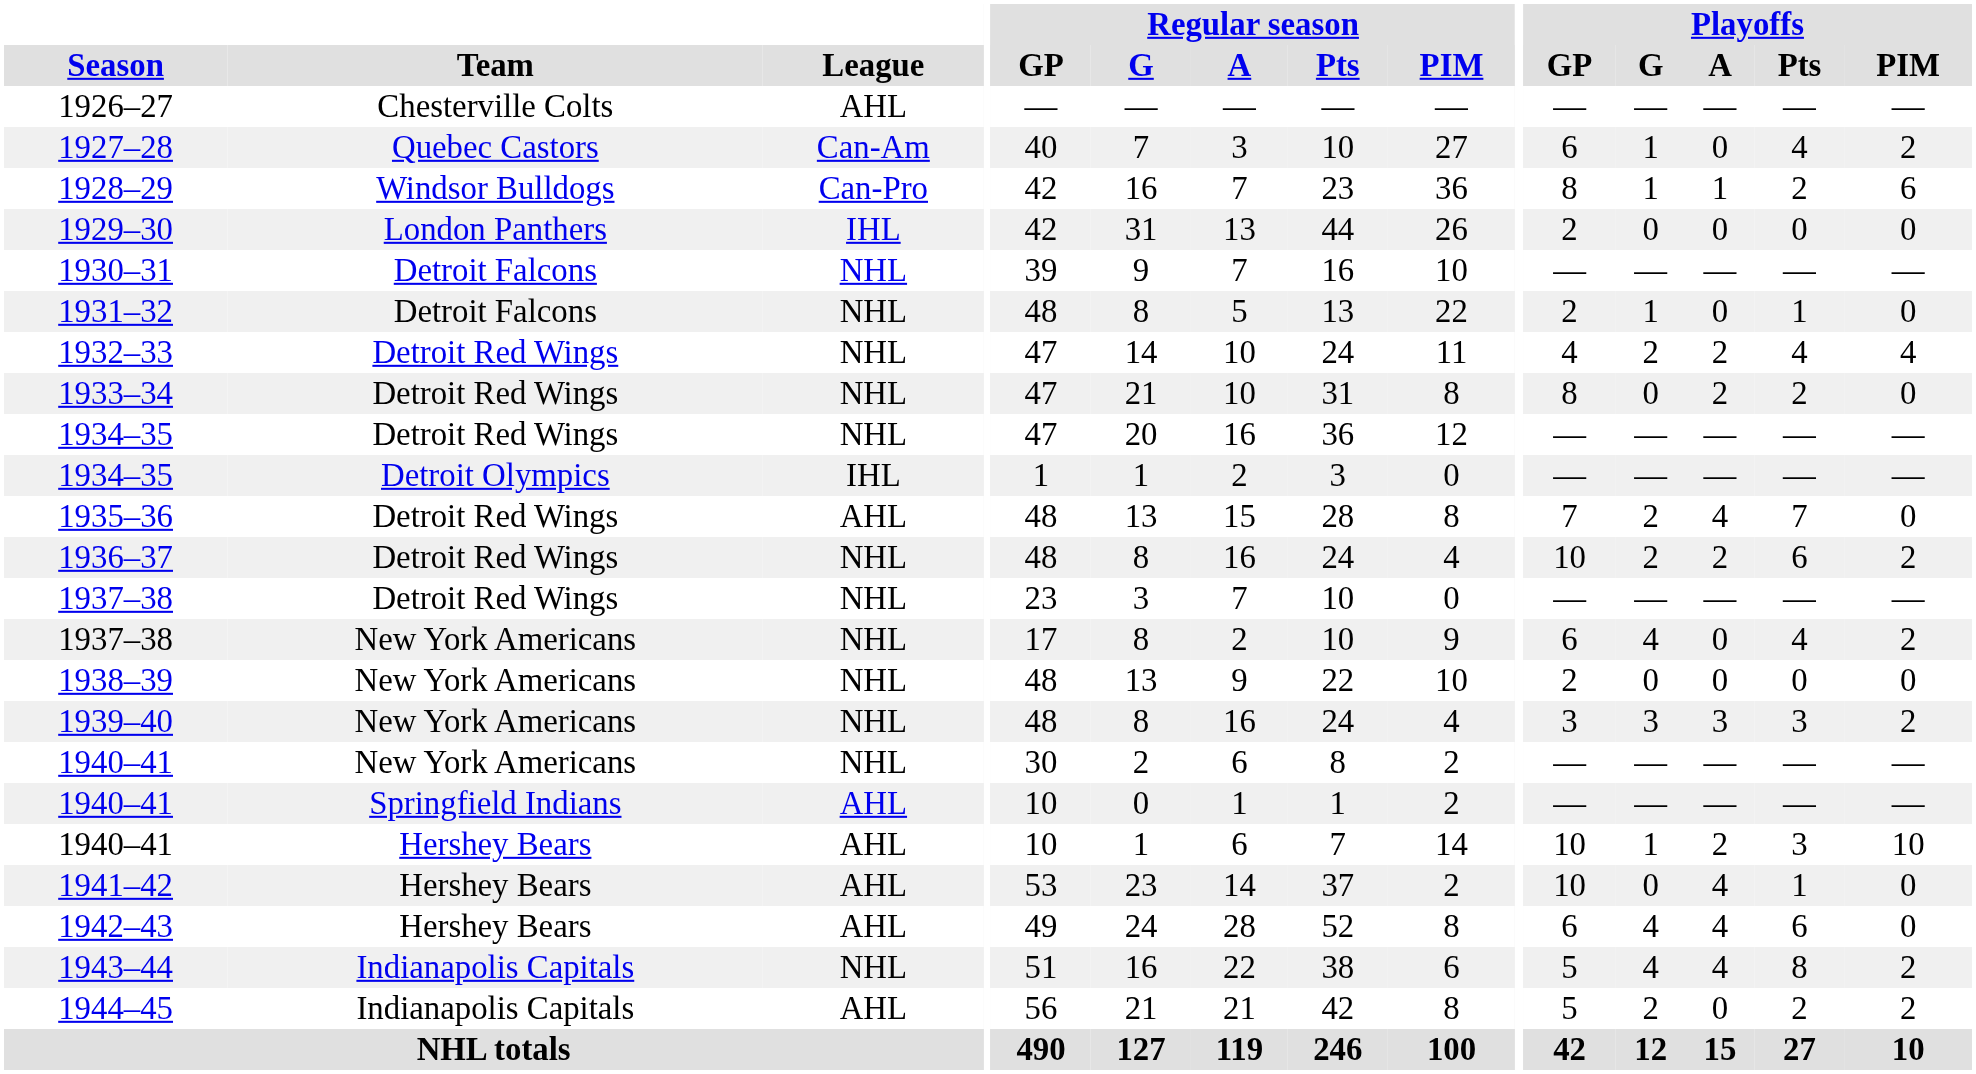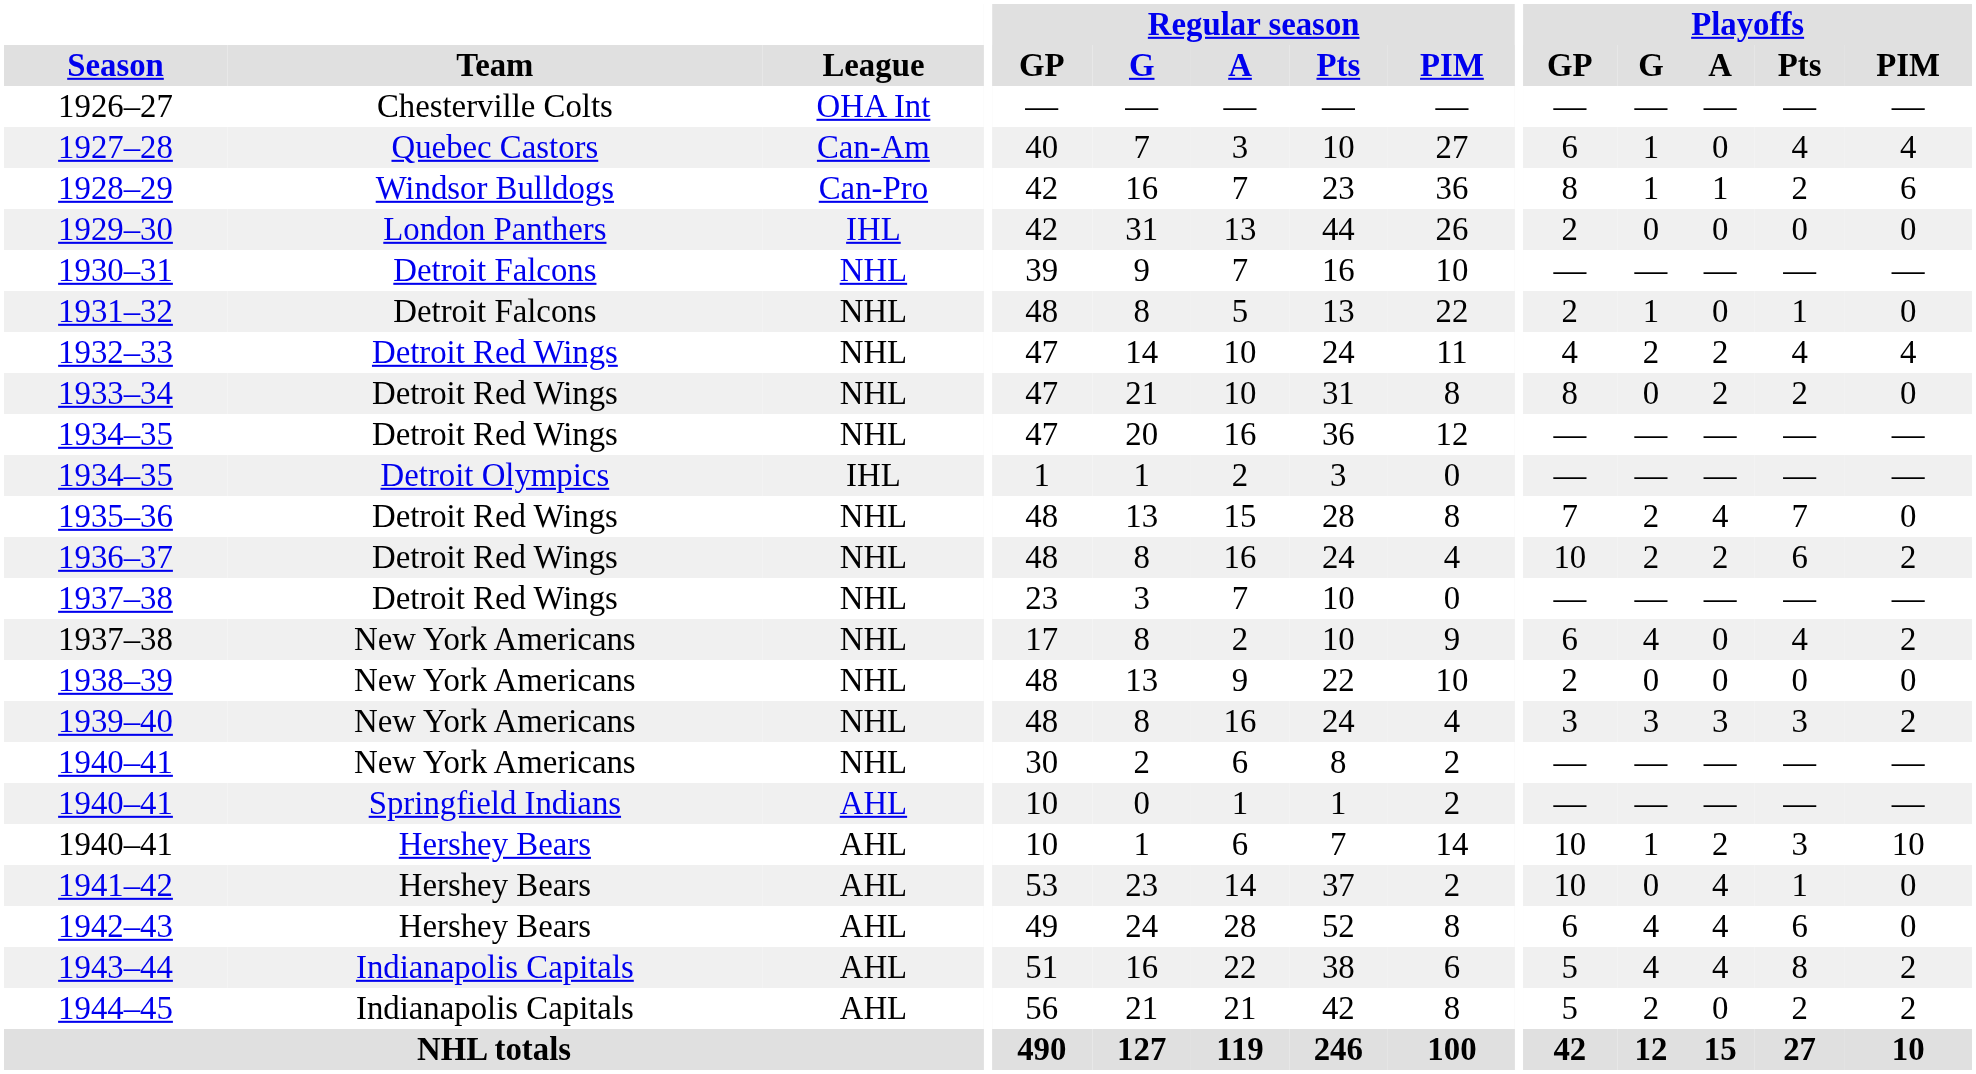(873, 105) AHL -> (873, 105) OHA Int
(1908, 146) 2 -> (1908, 146) 4
(873, 515) AHL -> (873, 515) NHL
(873, 966) NHL -> (873, 966) AHL
